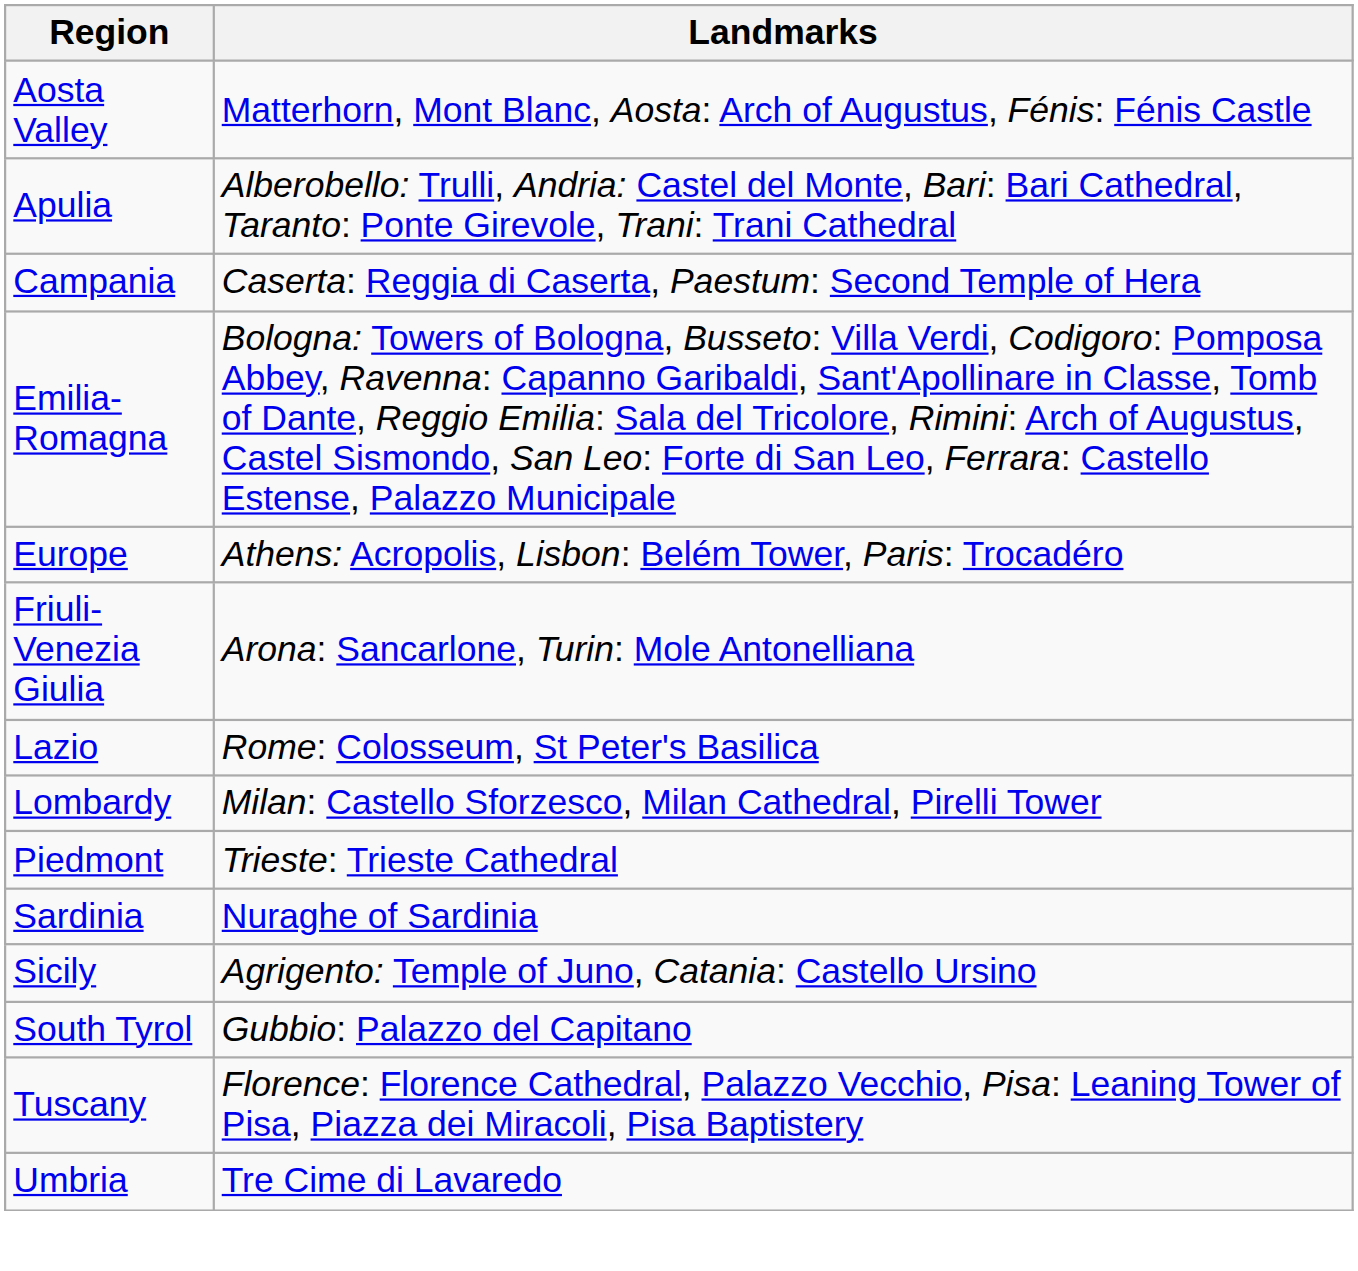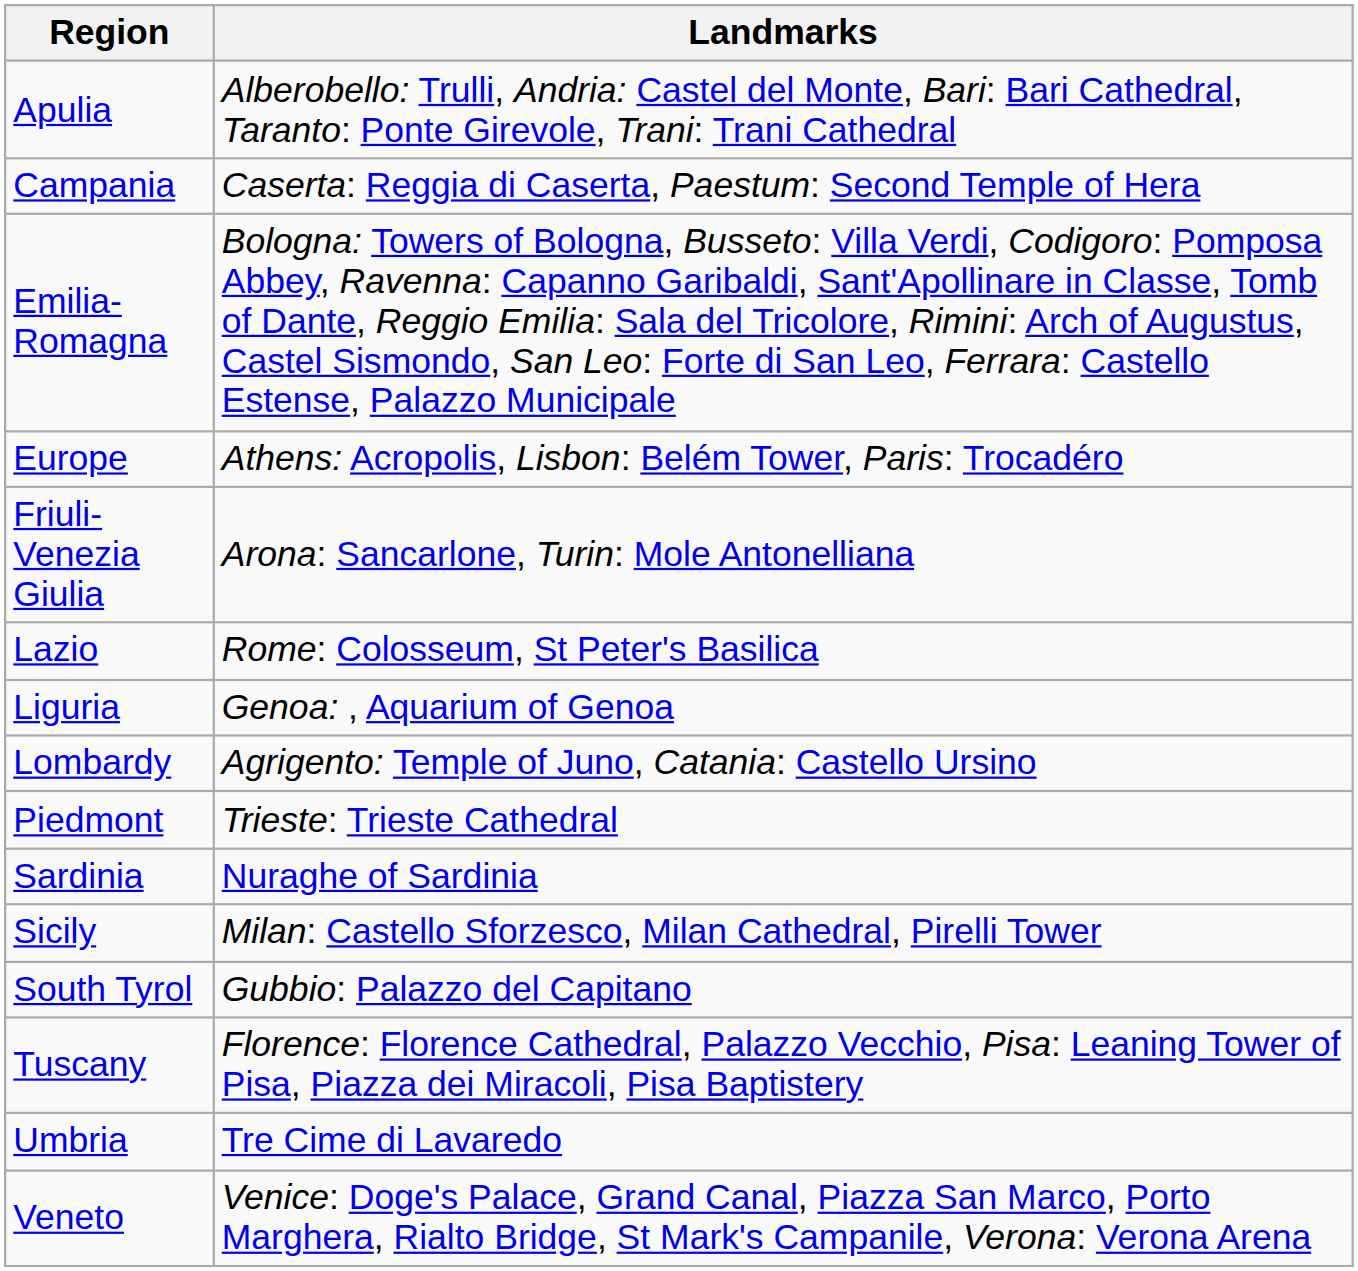- row: (60, 108)
+ row: (67, 706)
(662, 803) Milan: Castello Sforzesco, Milan Cathedral, Pirelli Tower -> (629, 763) Agrigento: Temple of Juno, Catania: Castello Ursino
(629, 972) Agrigento: Temple of Juno, Catania: Castello Ursino -> (662, 932) Milan: Castello Sforzesco, Milan Cathedral, Pirelli Tower
+ row: (69, 1217)
